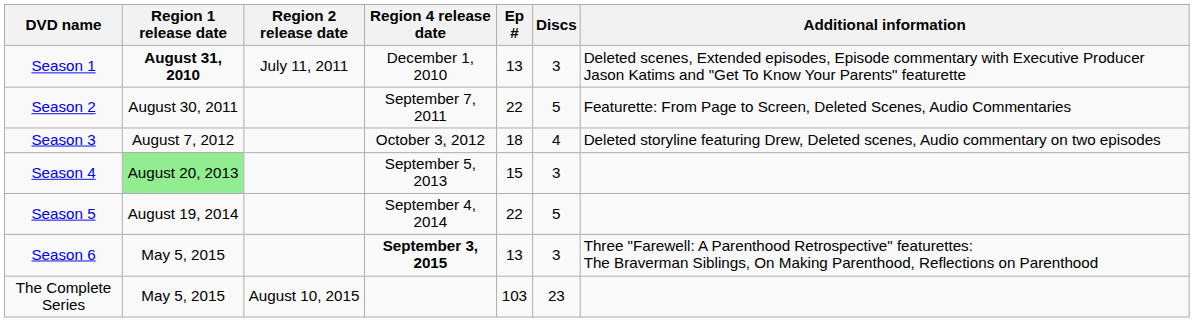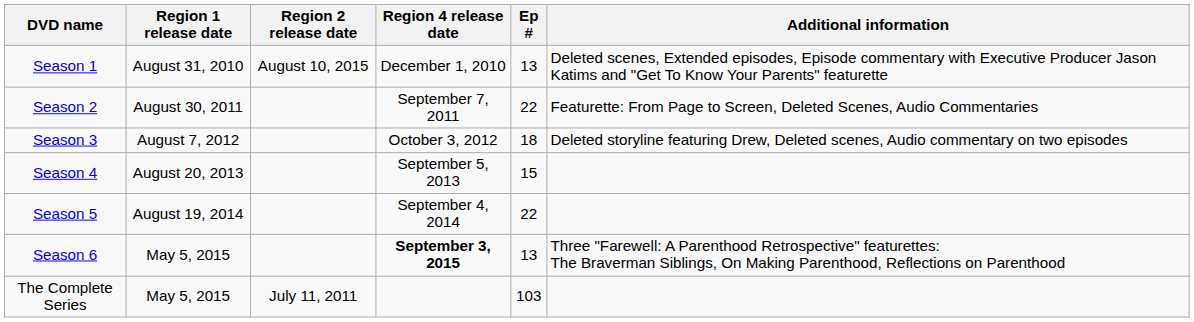- column: (556, 25)
(183, 66) bold -> (188, 66) normal
(304, 66) July 11, 2011 -> (313, 66) August 10, 2015
(183, 172) lightgreen background -> (188, 172) no background
(304, 296) August 10, 2015 -> (313, 296) July 11, 2011
